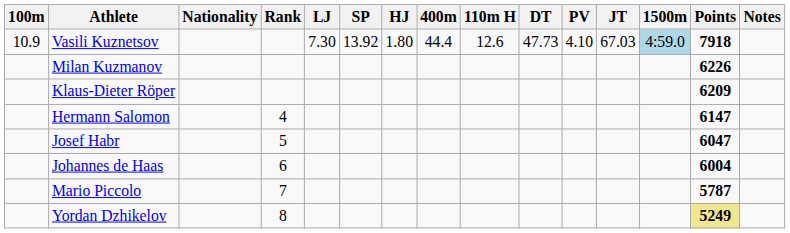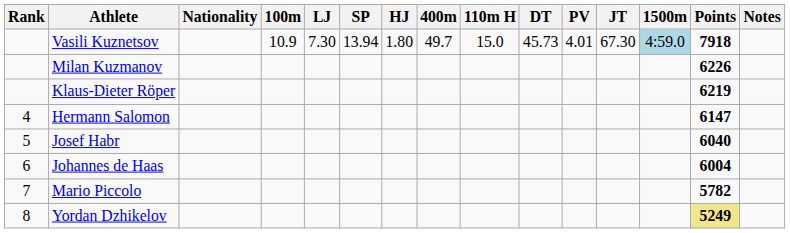columns swapped: (283, 16) <-> (26, 16)
(361, 41) 13.92 -> (361, 41) 13.94
(438, 41) 44.4 -> (438, 41) 49.7
(490, 41) 12.6 -> (490, 41) 15.0
(541, 41) 47.73 -> (541, 41) 45.73
(579, 41) 4.10 -> (579, 41) 4.01
(618, 41) 67.03 -> (618, 41) 67.30
(715, 91) 6209 -> (715, 91) 6219
(715, 141) 6047 -> (715, 141) 6040
(715, 191) 5787 -> (715, 191) 5782
